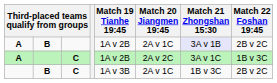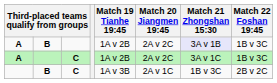(158, 44) 2A v 1C -> (158, 44) 2A v 2C
(252, 44) 2B v 2C -> (252, 44) 1B v 3C
